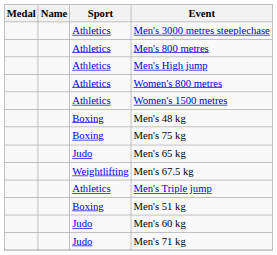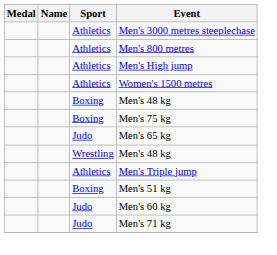- row: (91, 83)
- row: (100, 171)
+ row: (93, 153)
